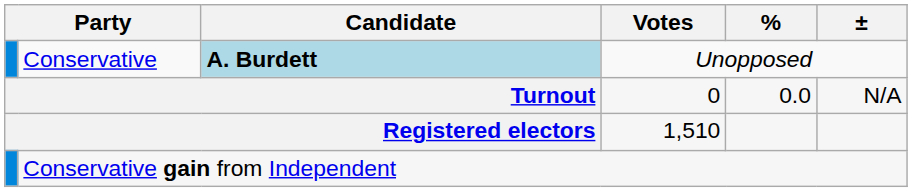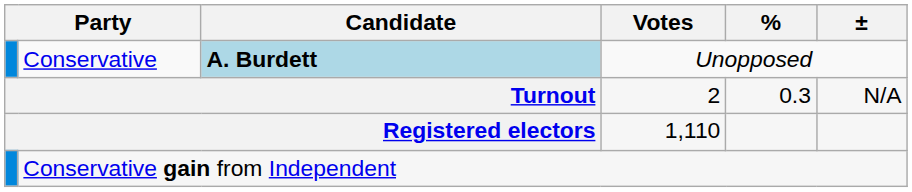(714, 95) 0 -> (714, 95) 2
(795, 95) 0.0 -> (795, 95) 0.3
(692, 131) 1,510 -> (693, 131) 1,110
